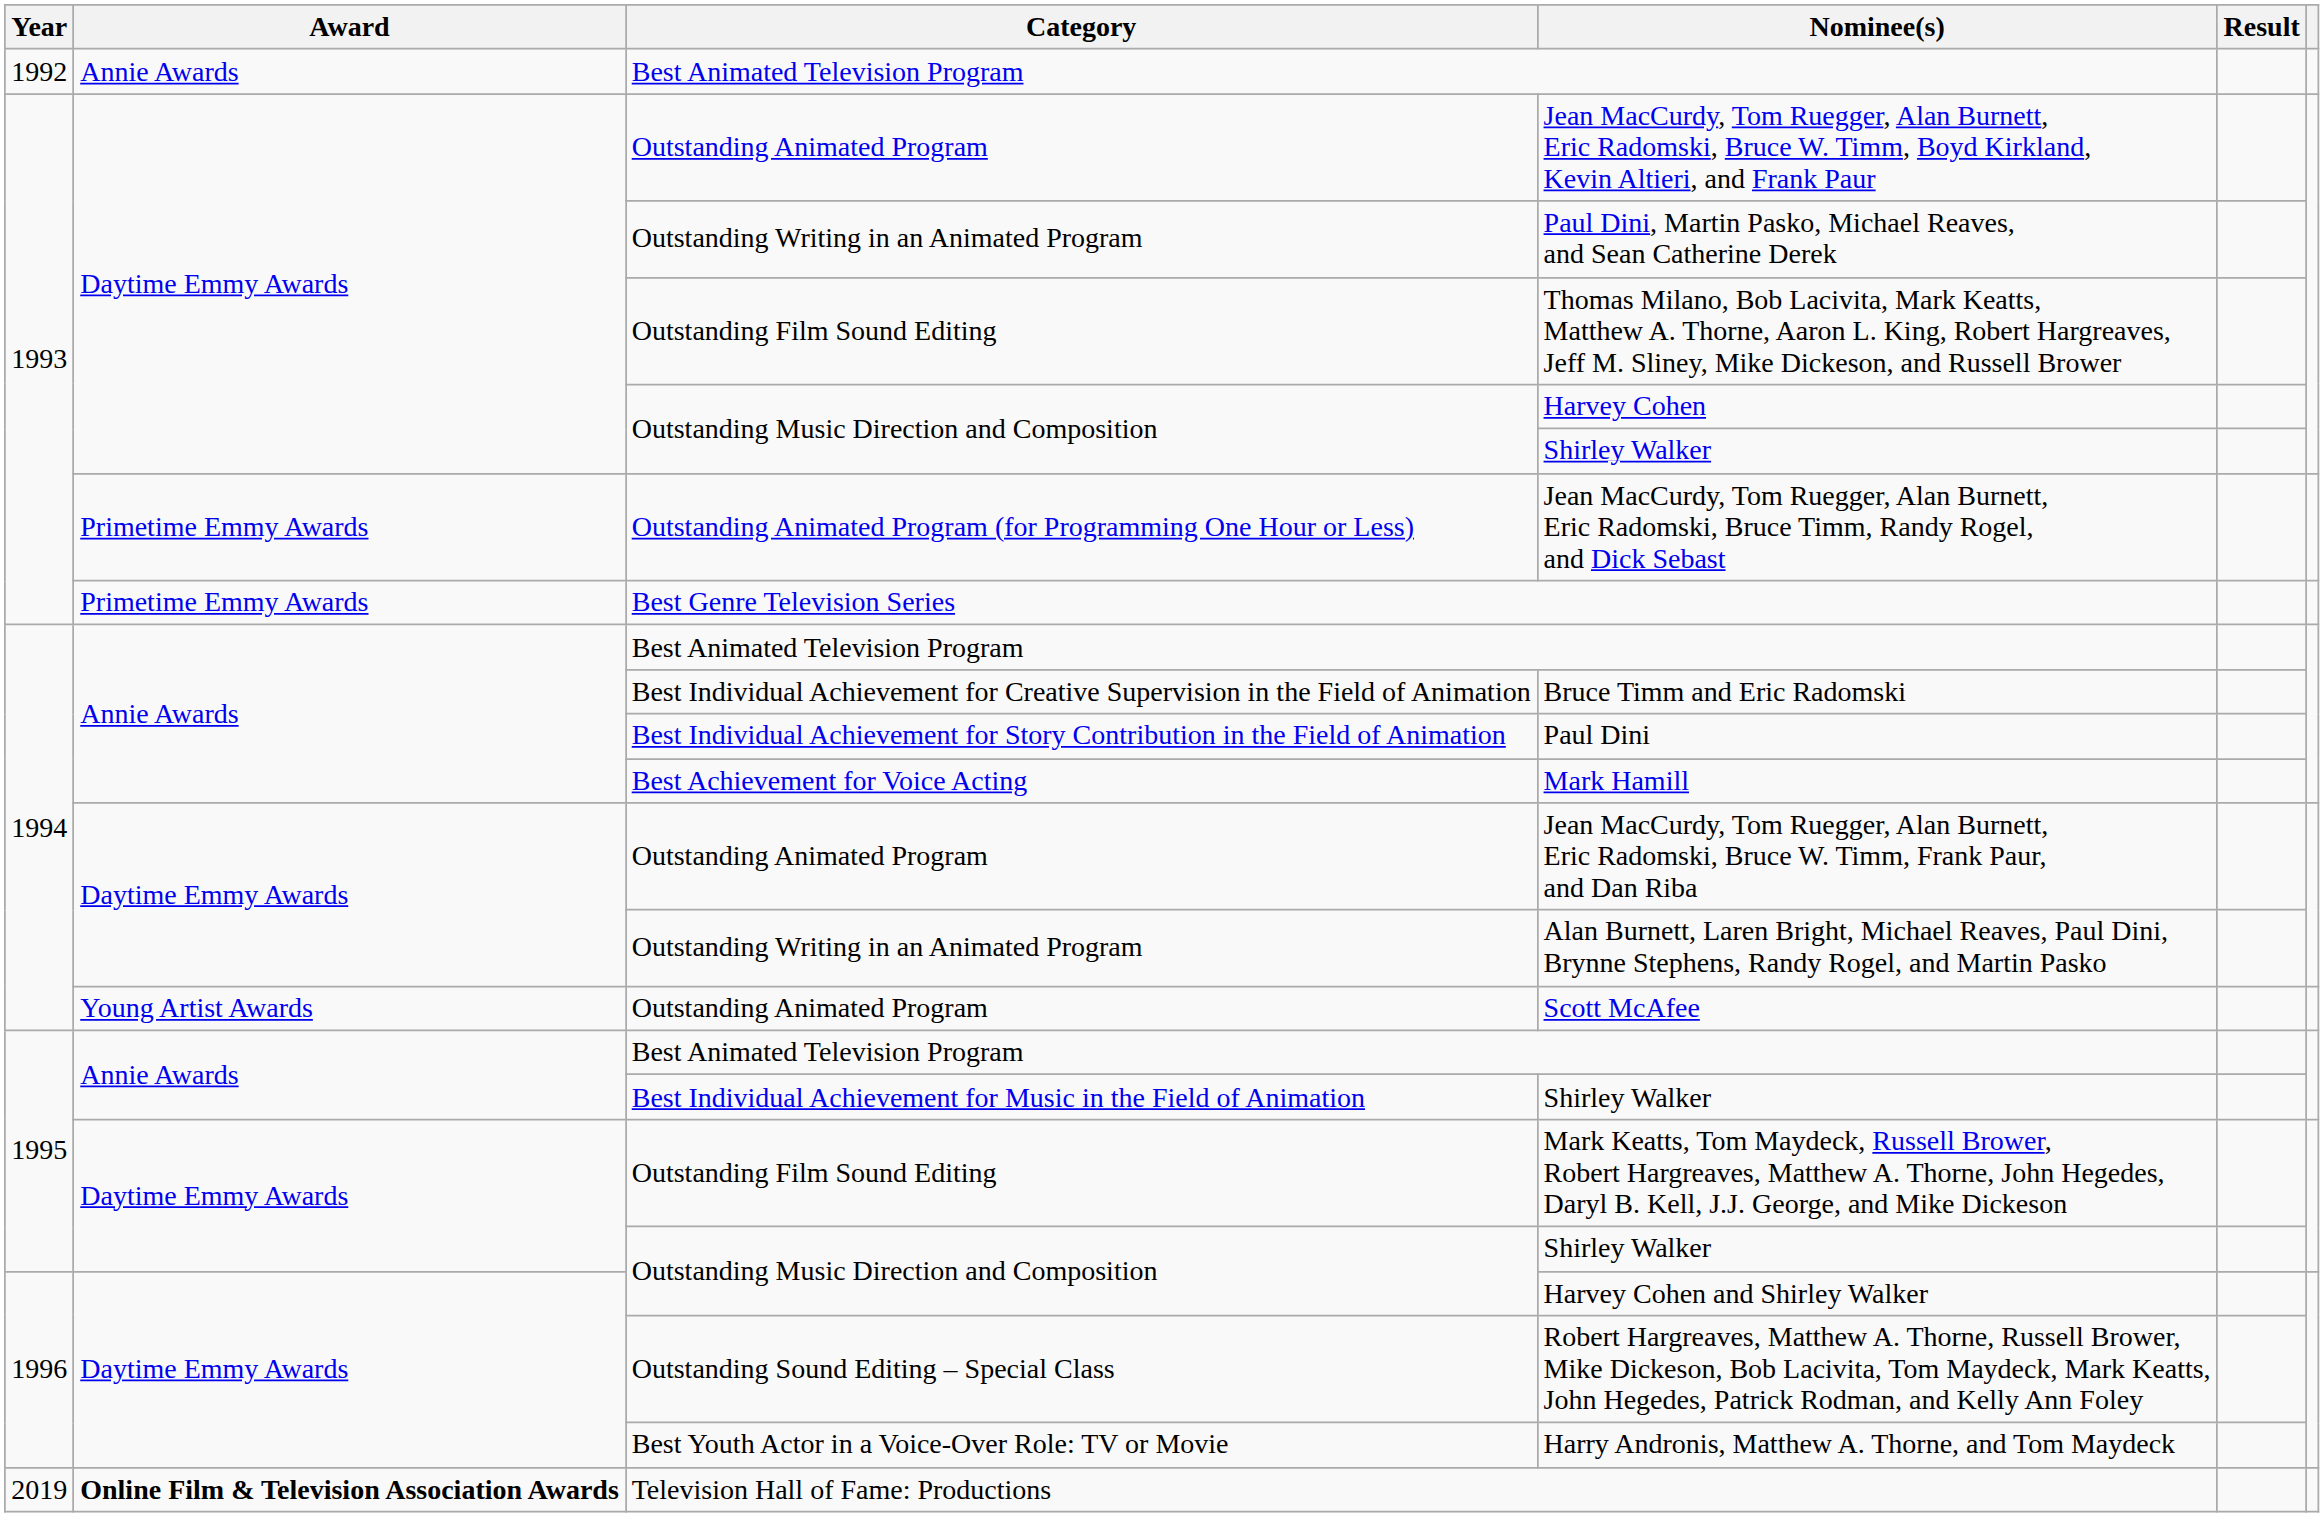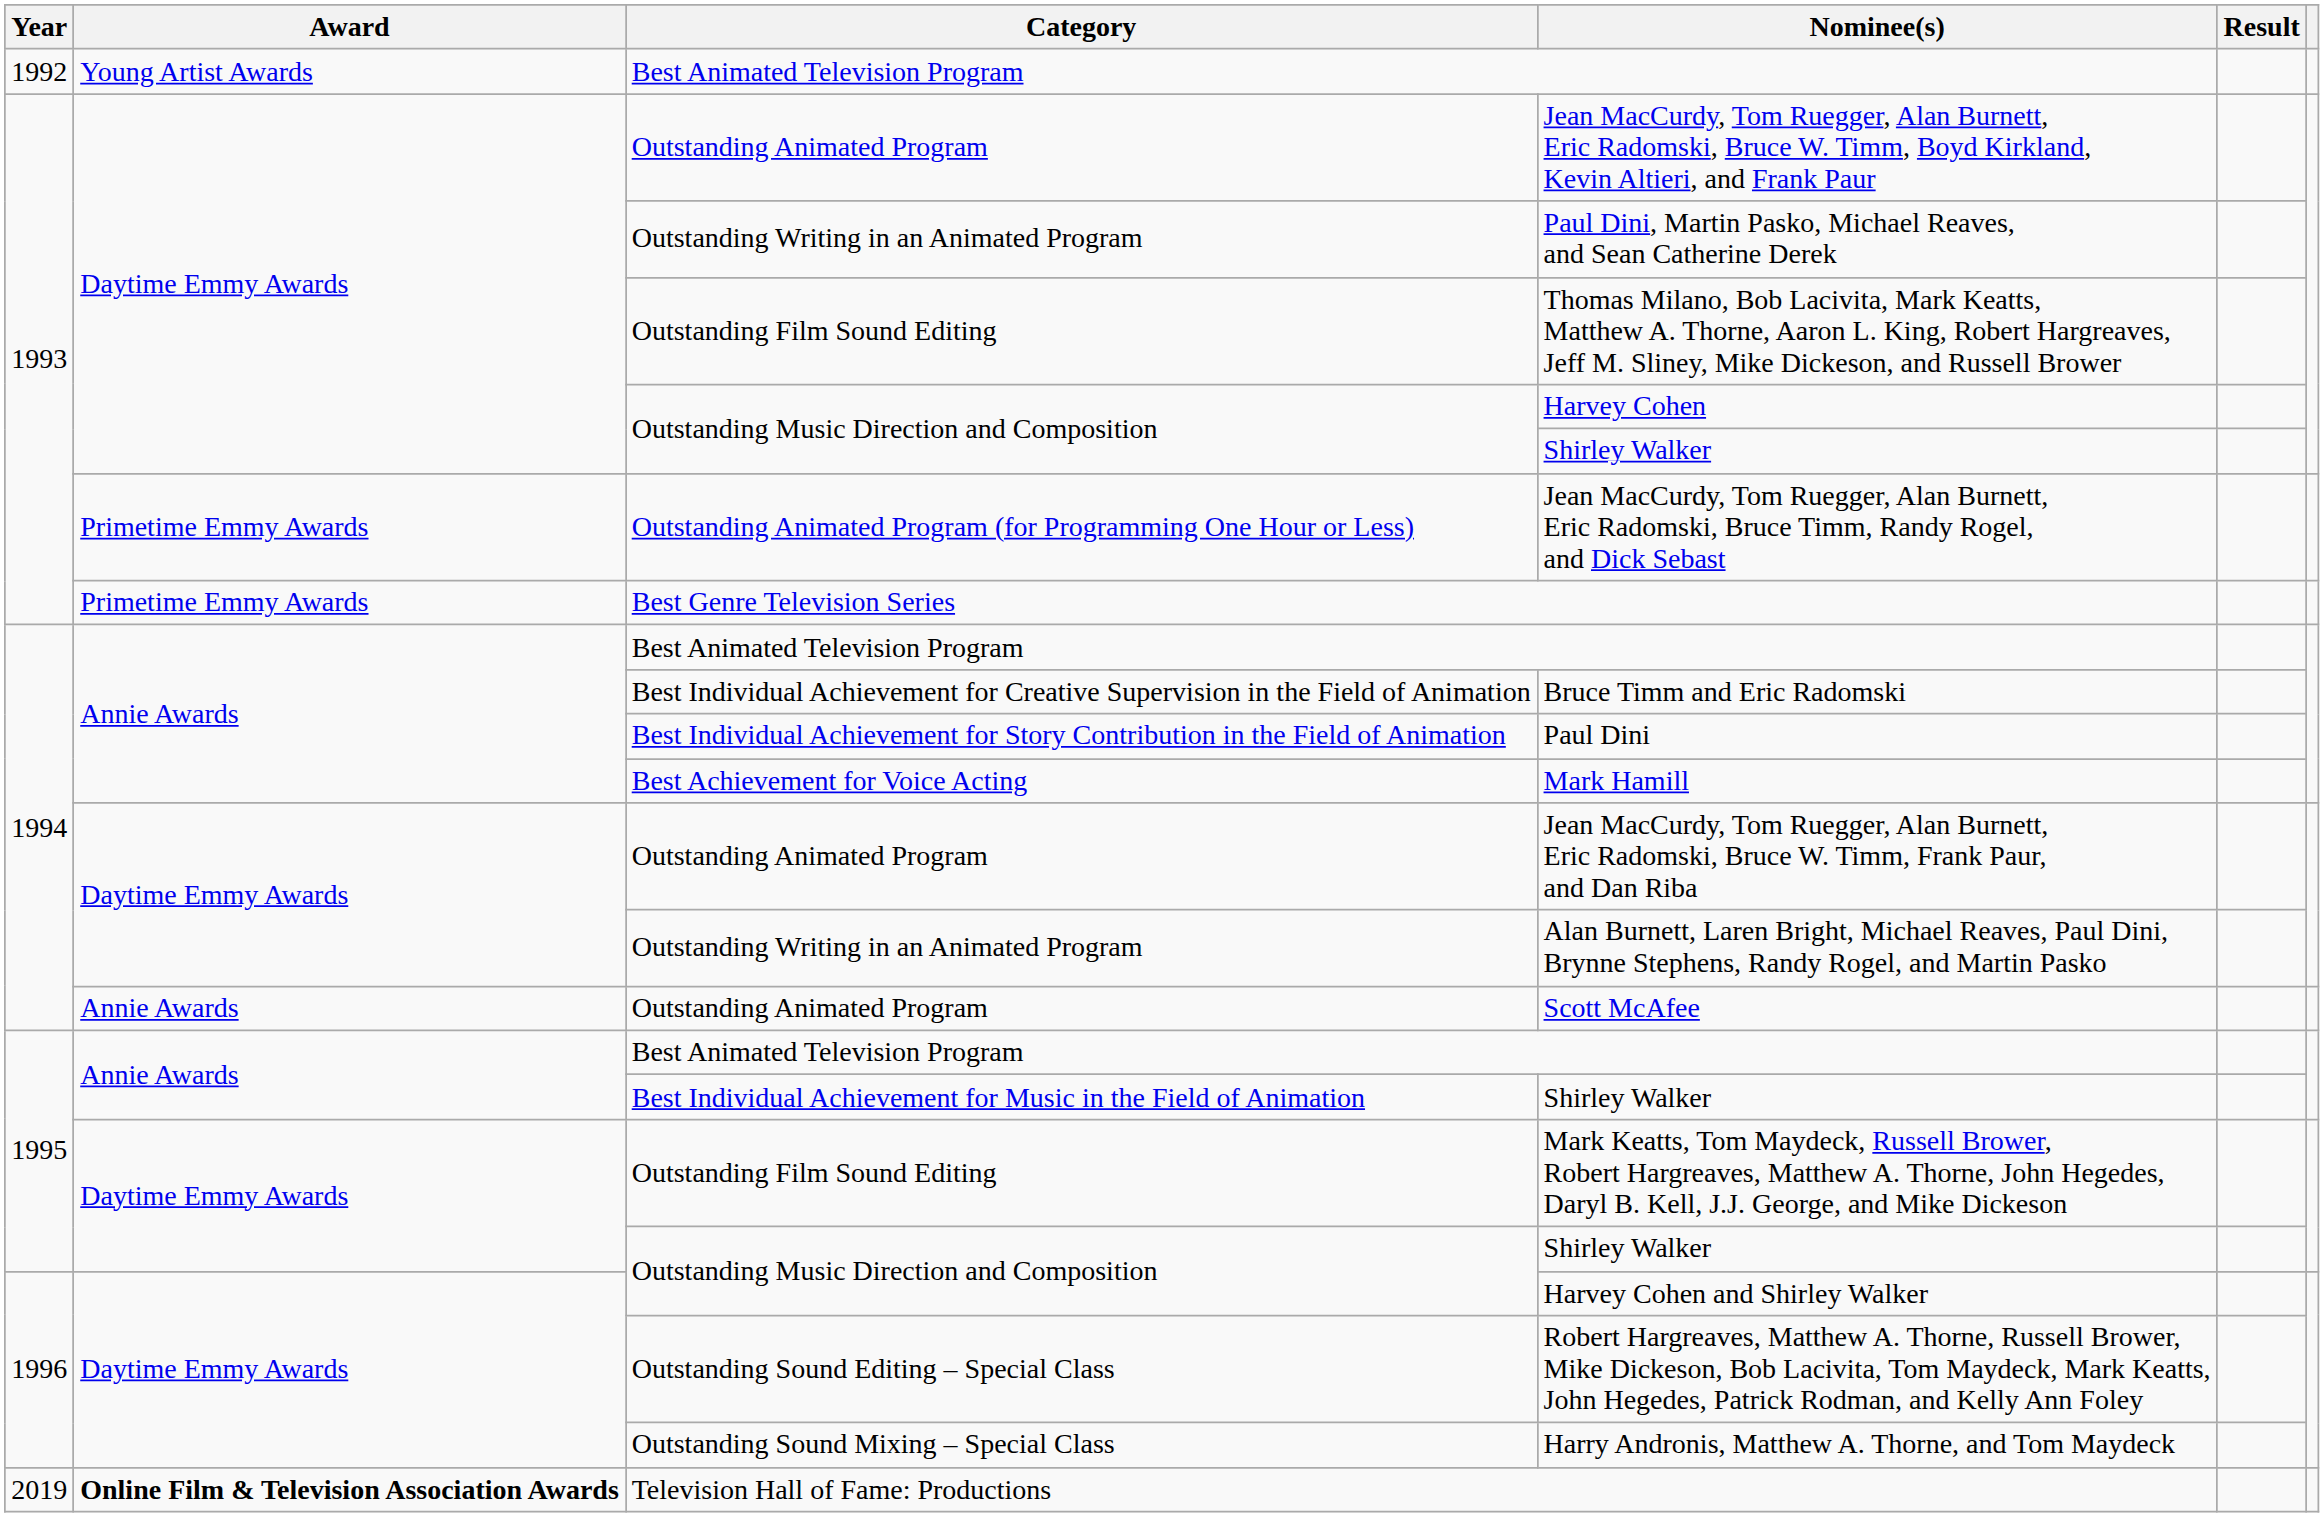(159, 71) Annie Awards -> (197, 71) Young Artist Awards
(197, 1007) Young Artist Awards -> (159, 1007) Annie Awards
(930, 1444) Best Youth Actor in a Voice-Over Role: TV or Movie -> (873, 1444) Outstanding Sound Mixing – Special Class
